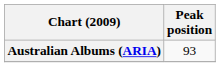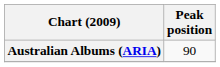(190, 51) 93 -> (190, 51) 90
